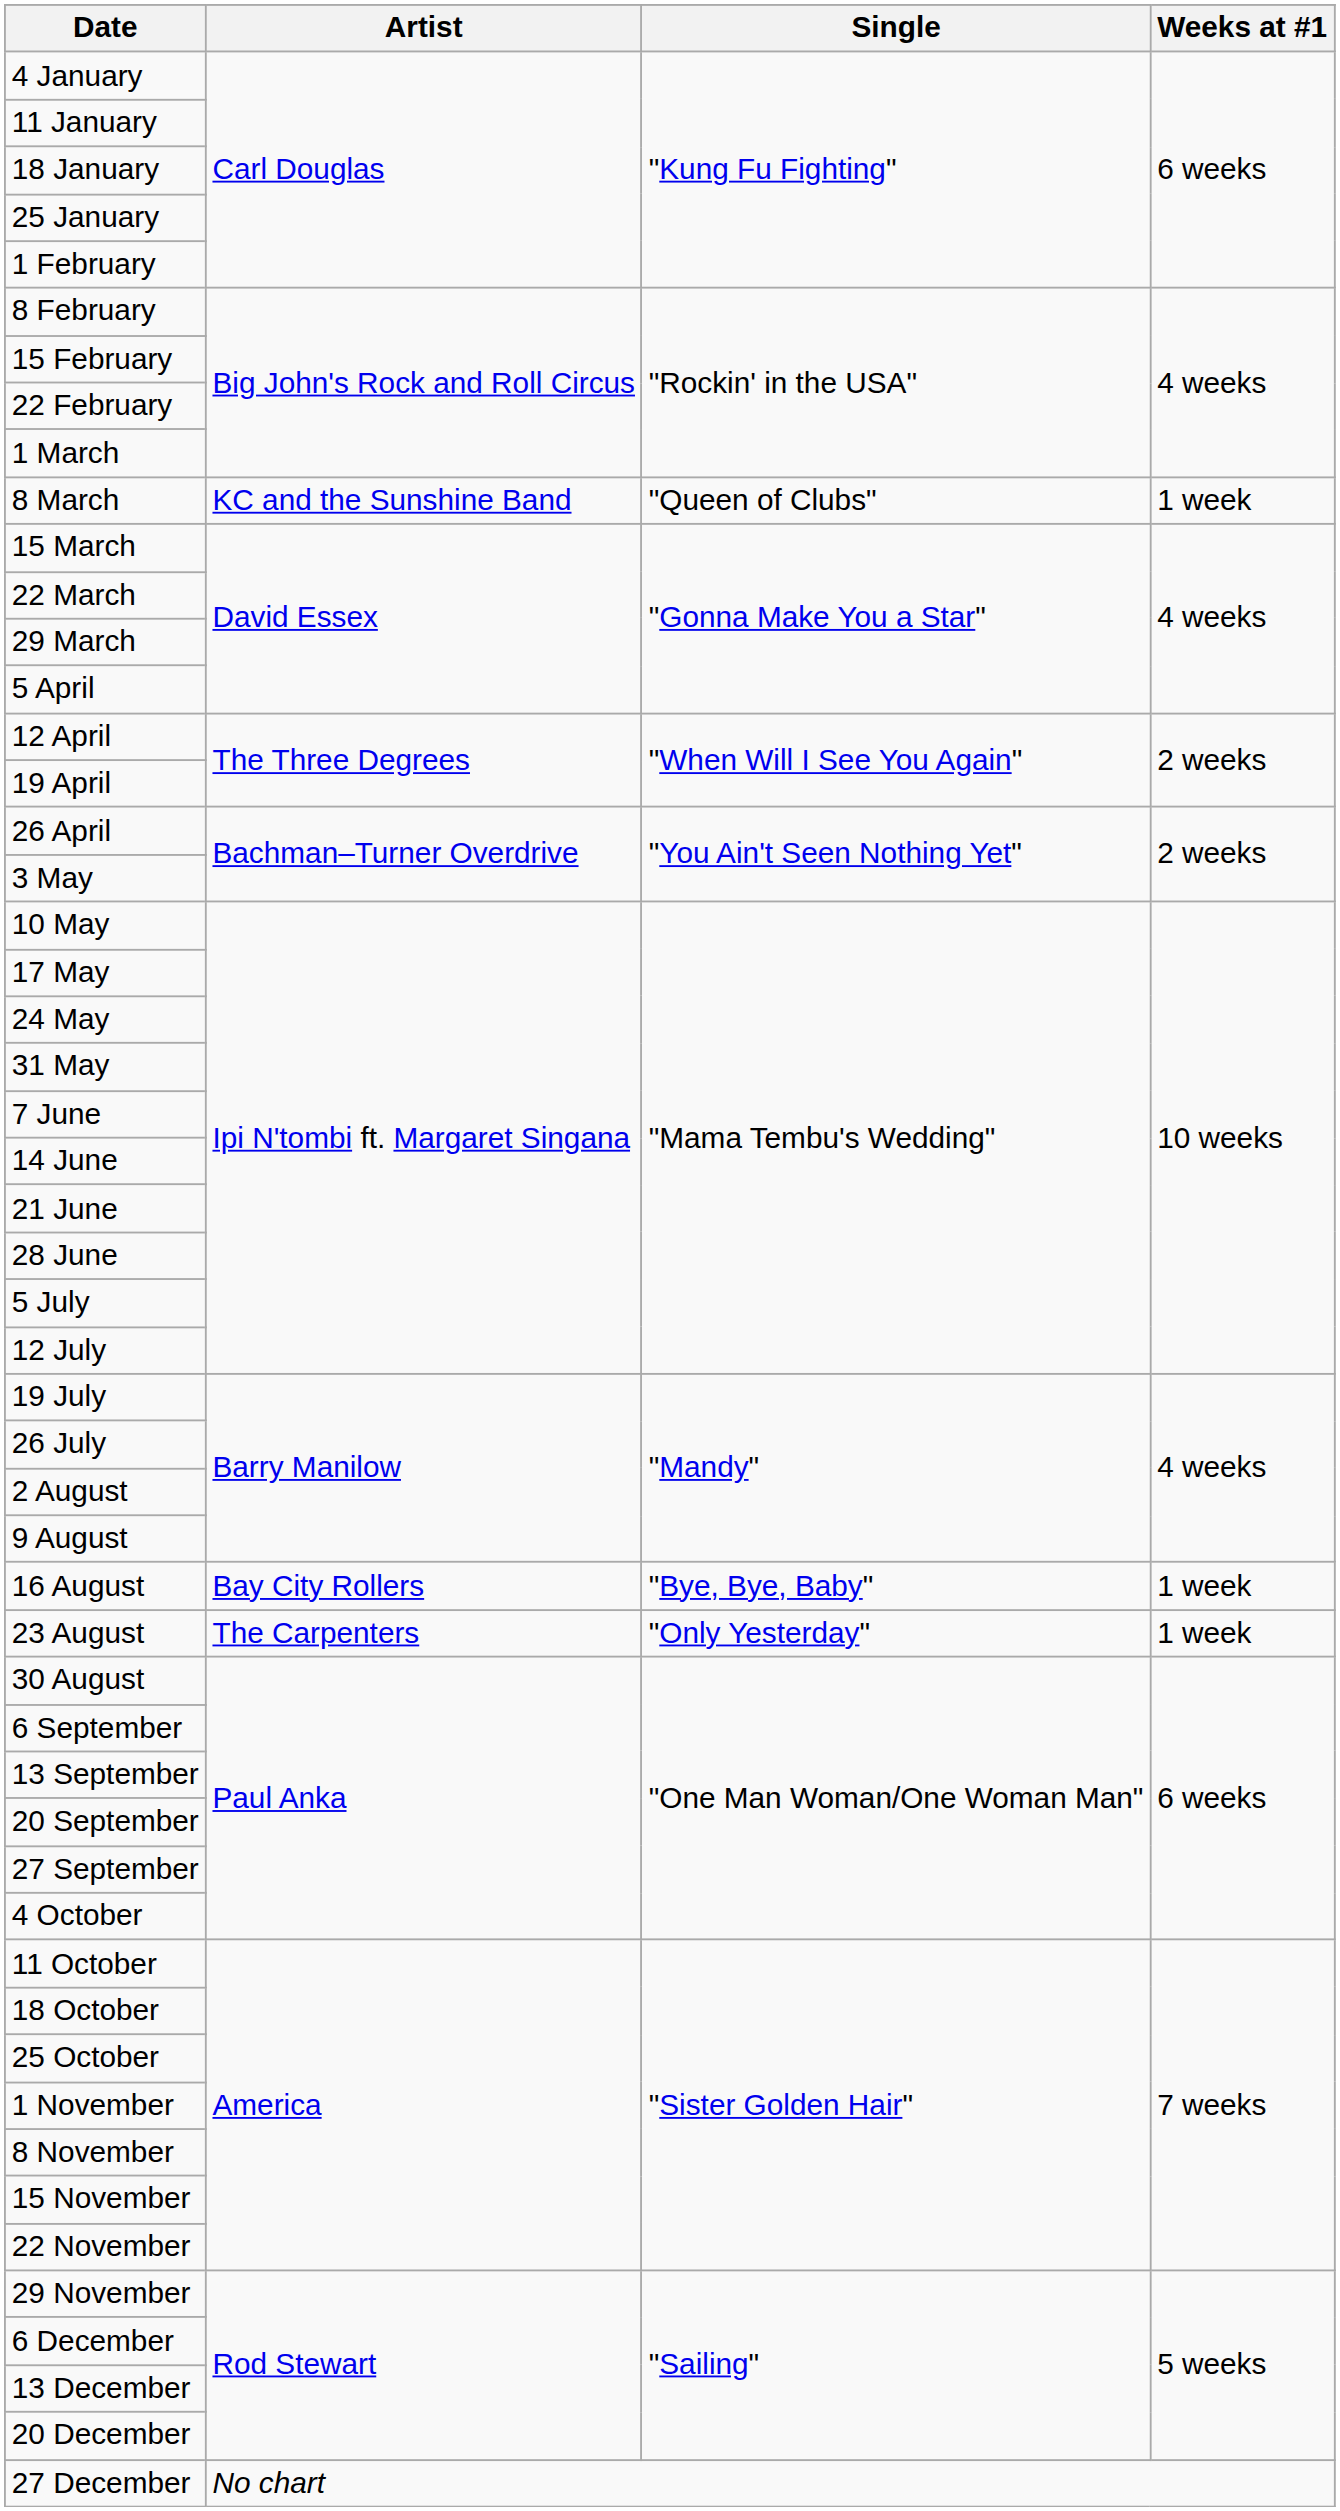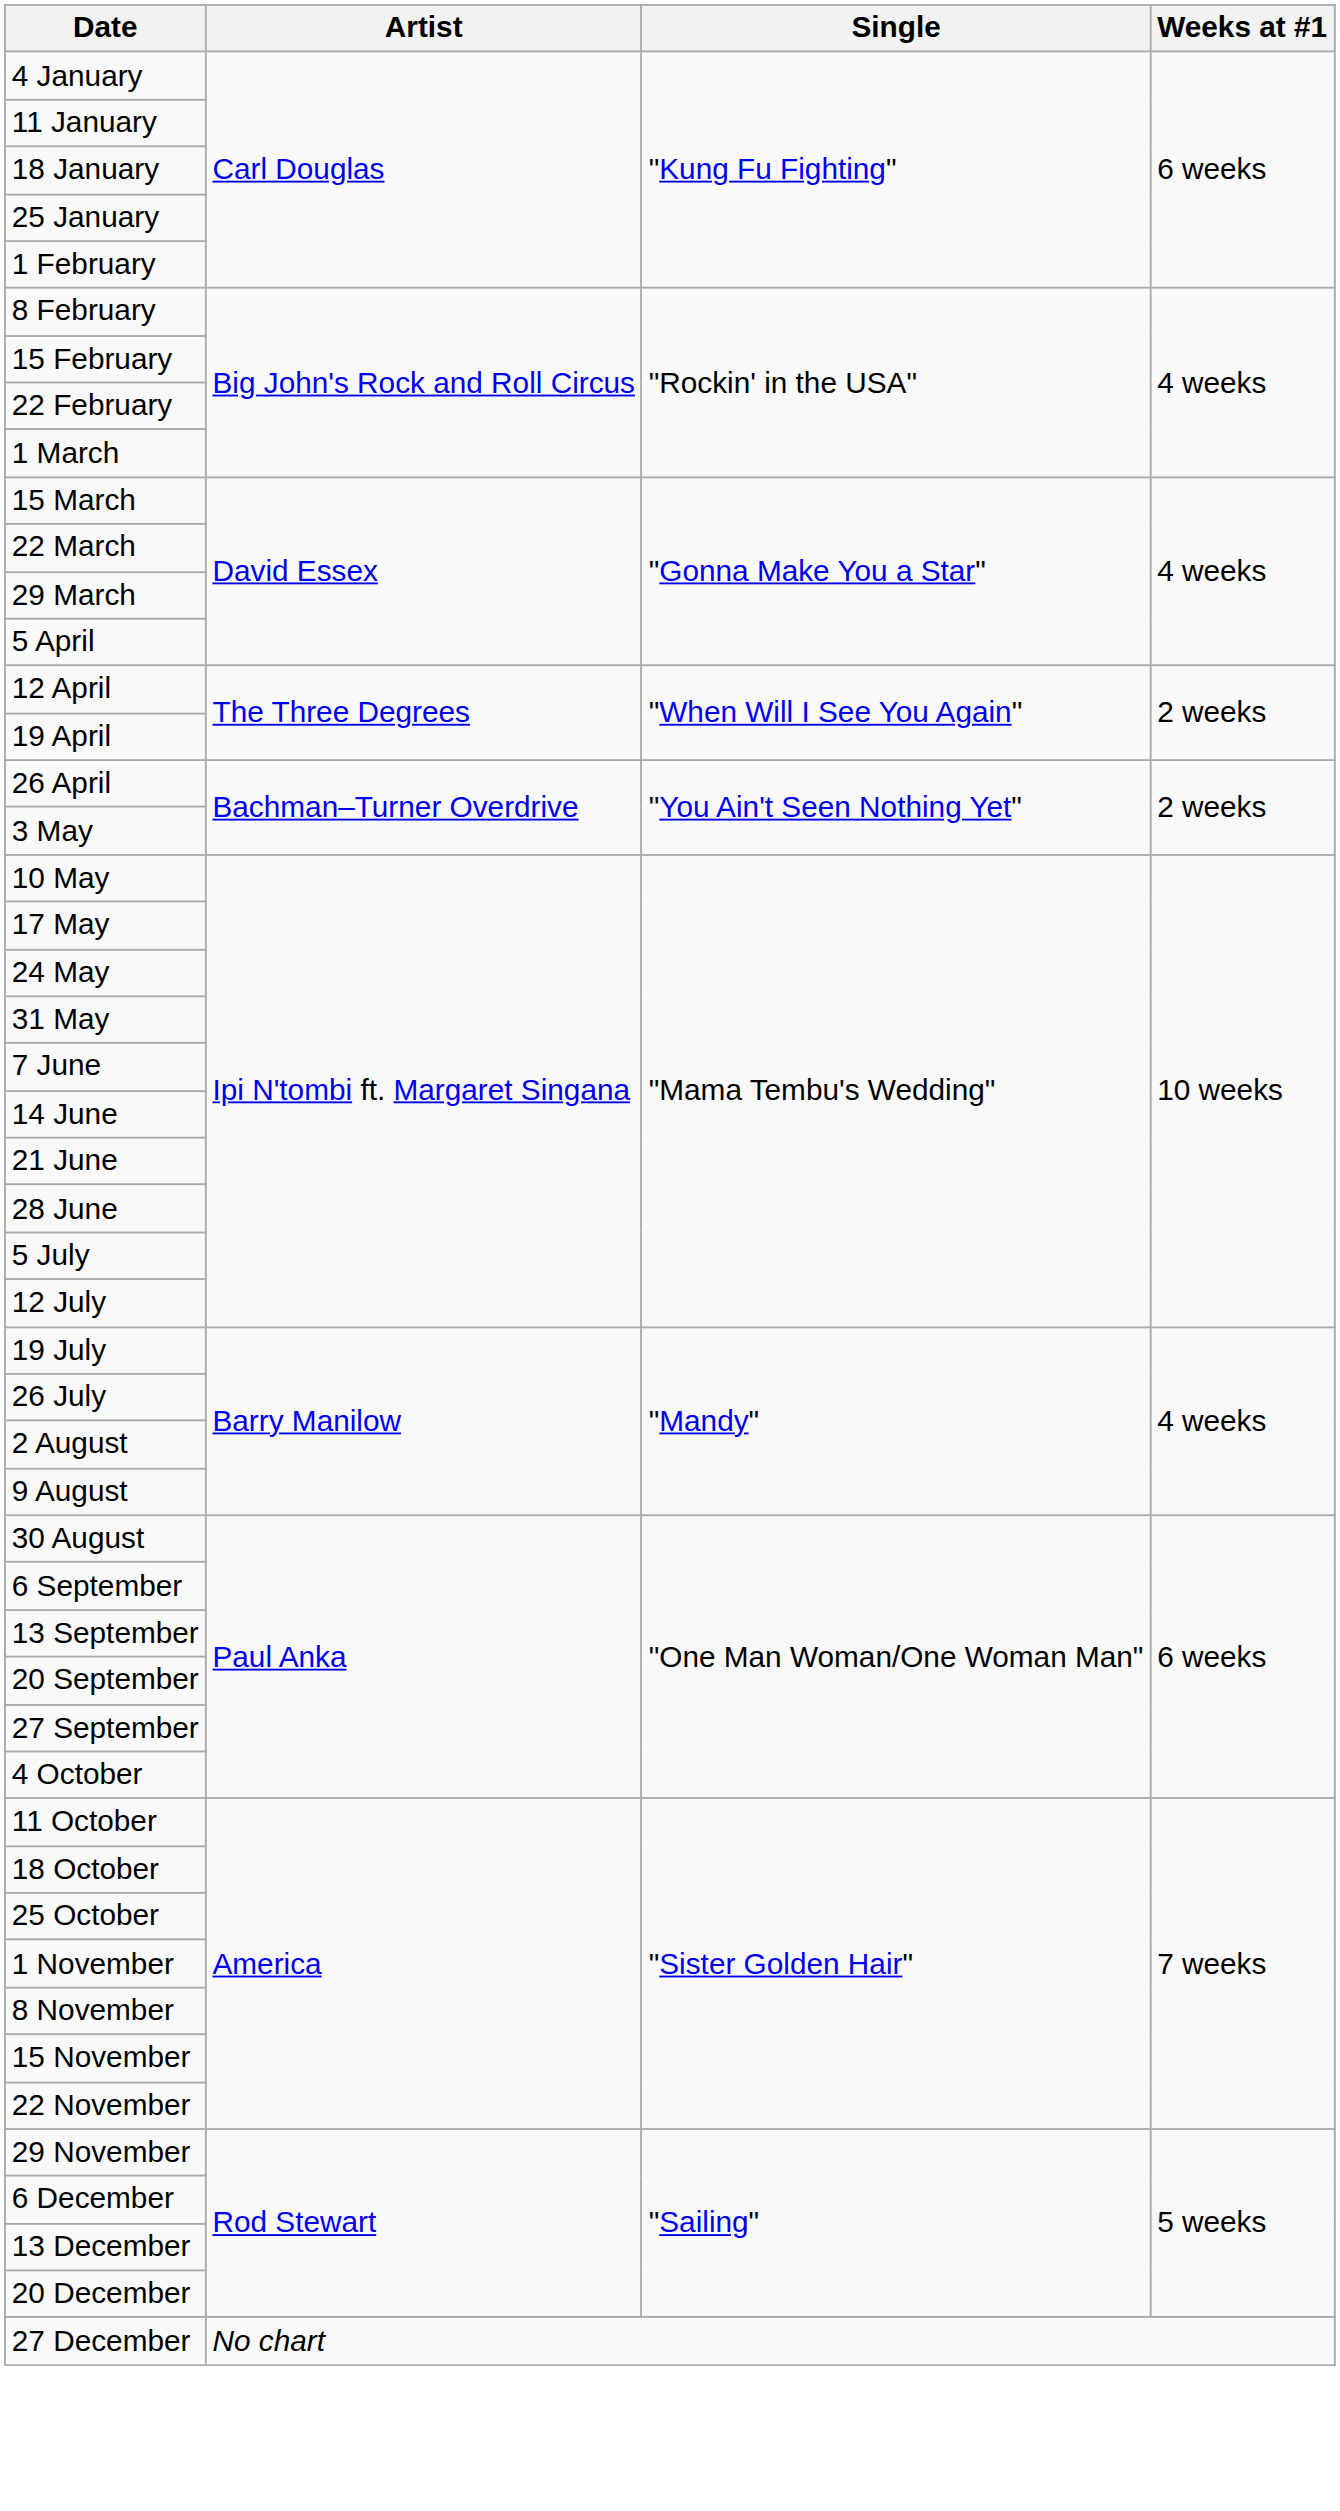- row: (66, 500)
- row: (78, 1585)
- row: (78, 1632)
